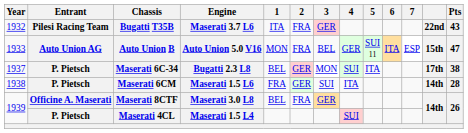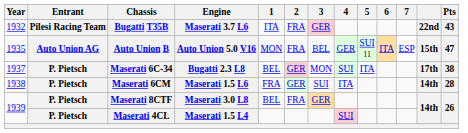(16, 48) 1933 -> (16, 48) 1935
(71, 100) Officine A. Maserati -> (68, 100) P. Pietsch
